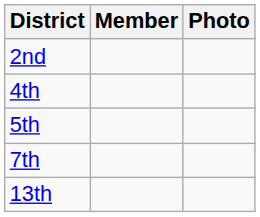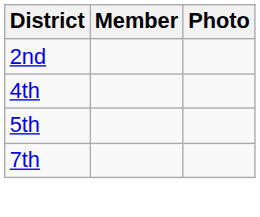- row: (31, 194)
